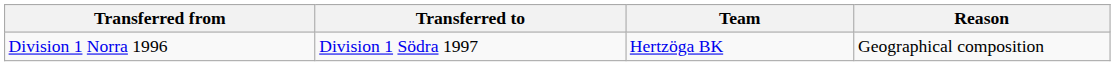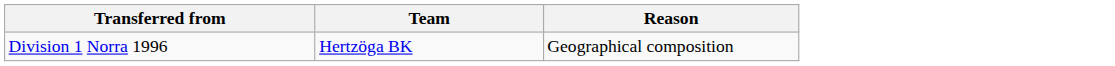- column: (470, 18)
